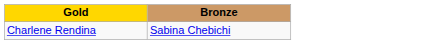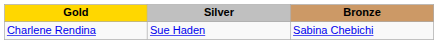+ column: (219, 13)
